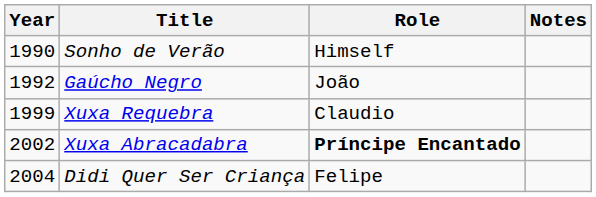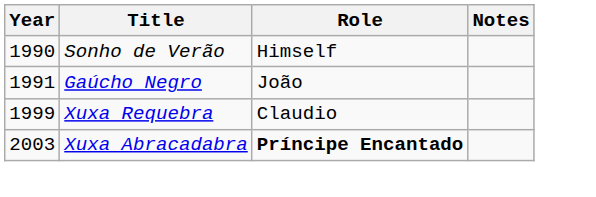(32, 83) 1992 -> (32, 83) 1991
(32, 145) 2002 -> (32, 145) 2003
- row: (185, 176)
